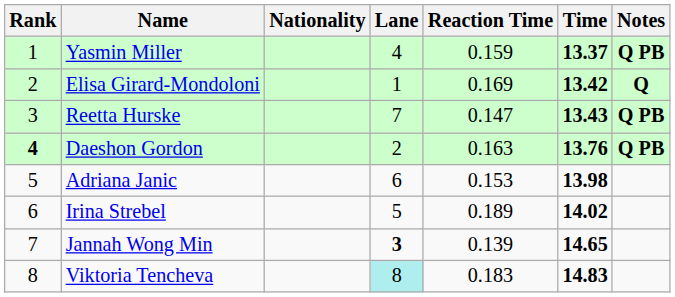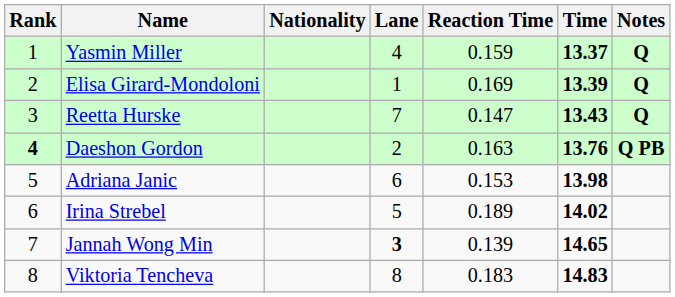(641, 52) Q PB -> (641, 52) Q
(585, 84) 13.42 -> (585, 84) 13.39
(641, 116) Q PB -> (641, 116) Q
(397, 276) paleturquoise background -> (397, 276) no background
